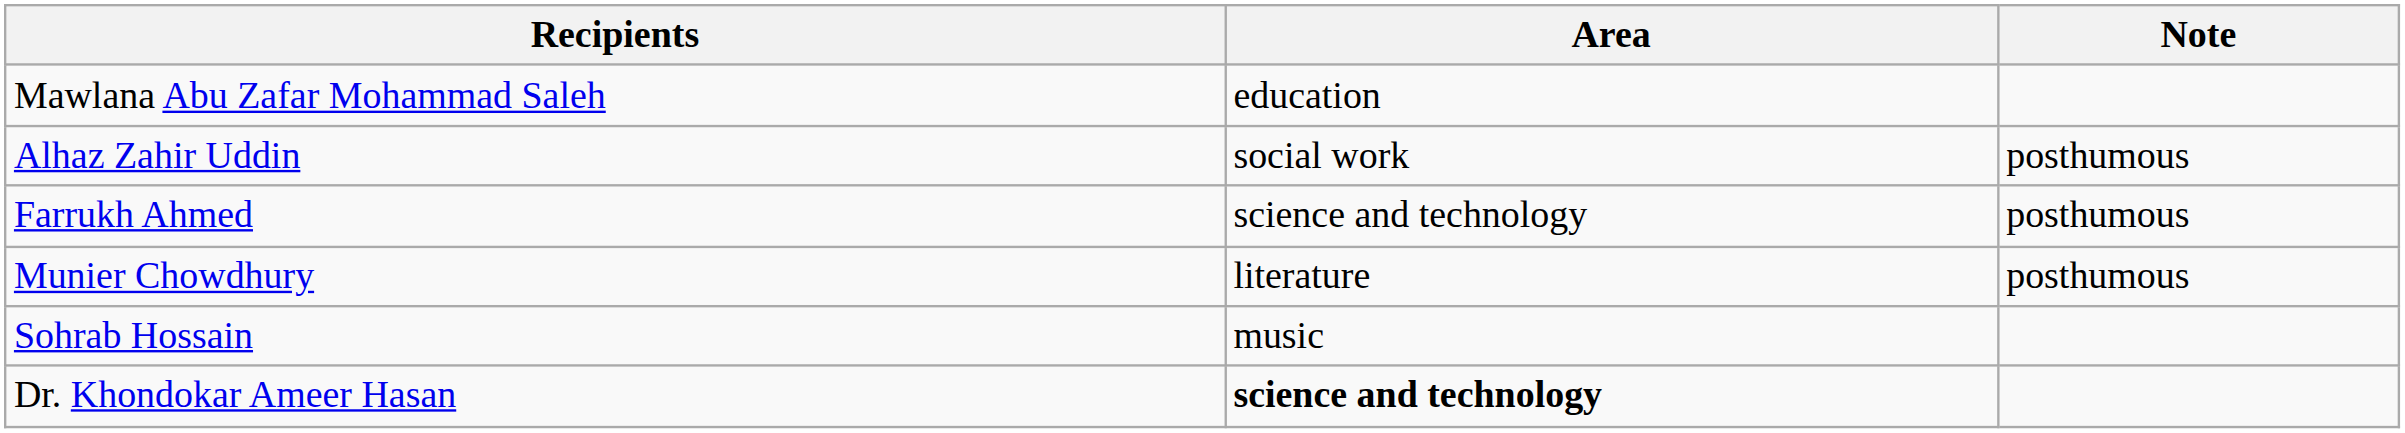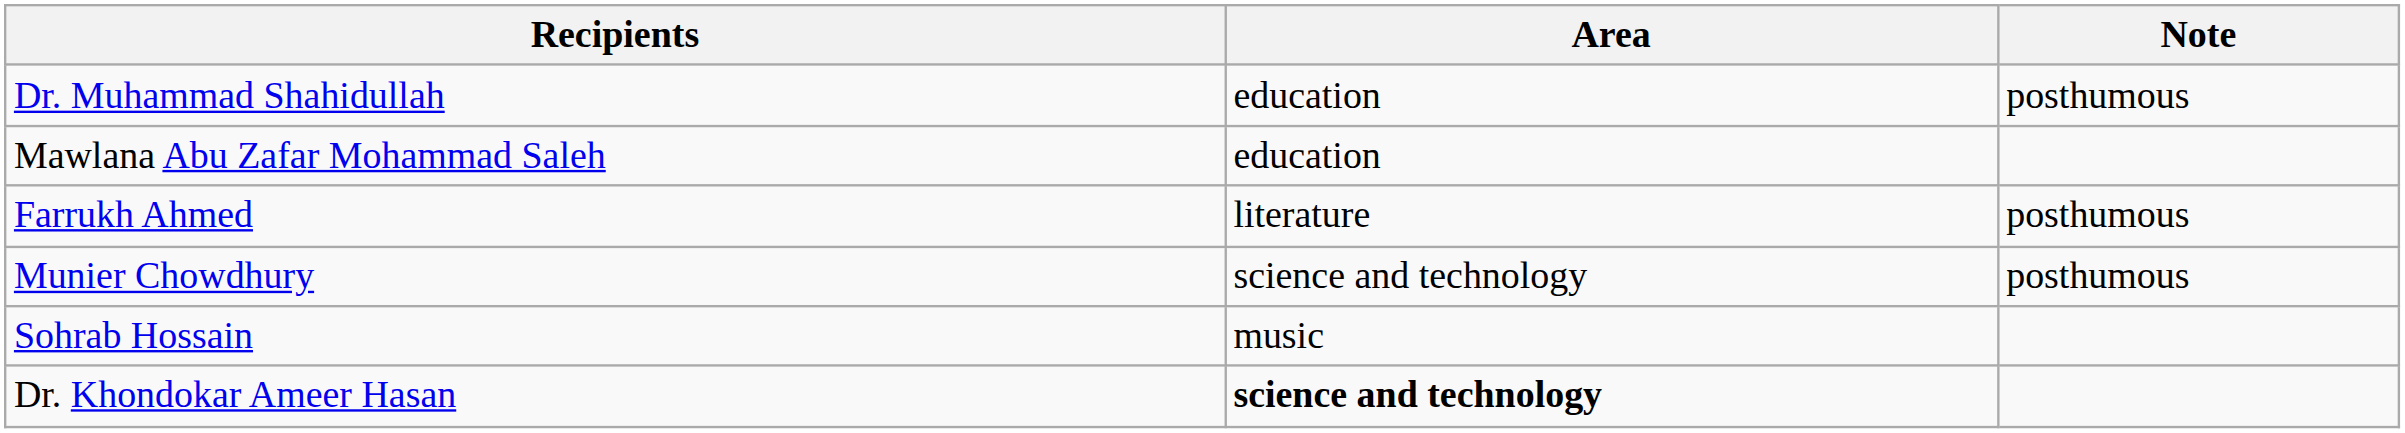+ row: (229, 94)
- row: (157, 154)
(1410, 214) science and technology -> (1302, 214) literature
(1302, 275) literature -> (1410, 275) science and technology
